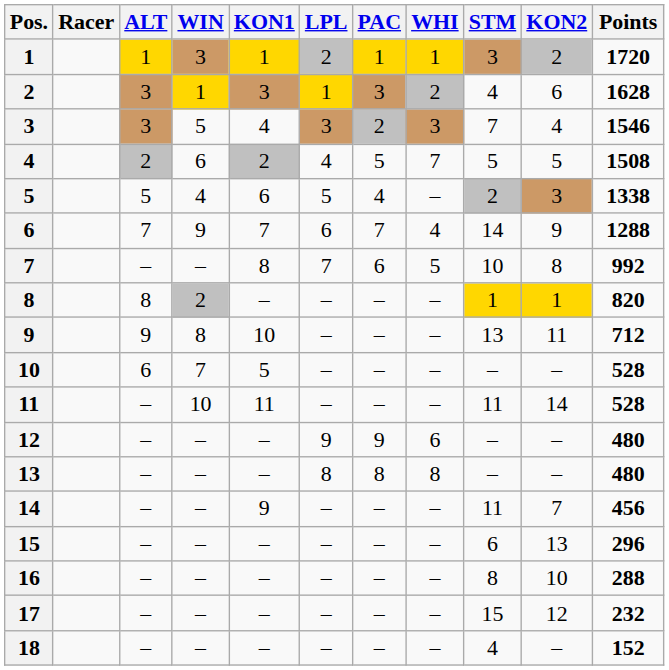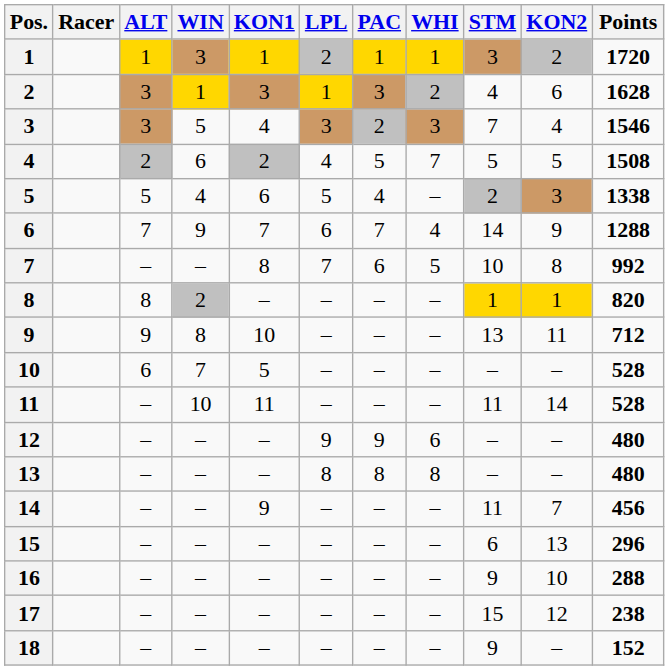(492, 578) 8 -> (492, 578) 9
(628, 612) 232 -> (628, 612) 238
(492, 647) 4 -> (492, 647) 9
